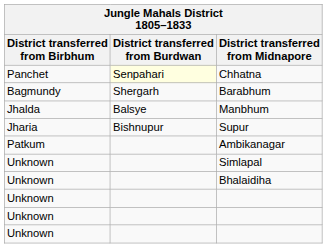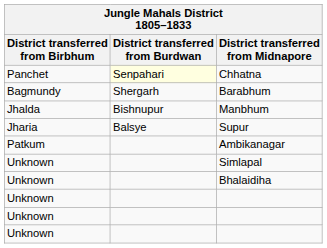(130, 109) Balsye -> (138, 109) Bishnupur
(138, 127) Bishnupur -> (130, 127) Balsye
